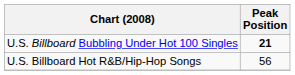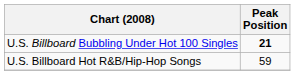(265, 61) 56 -> (265, 61) 59
